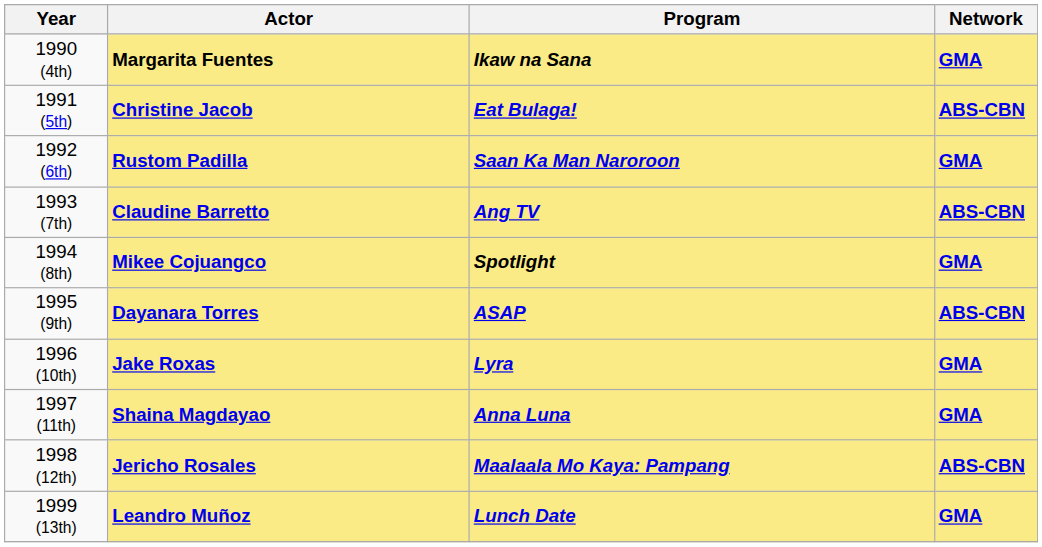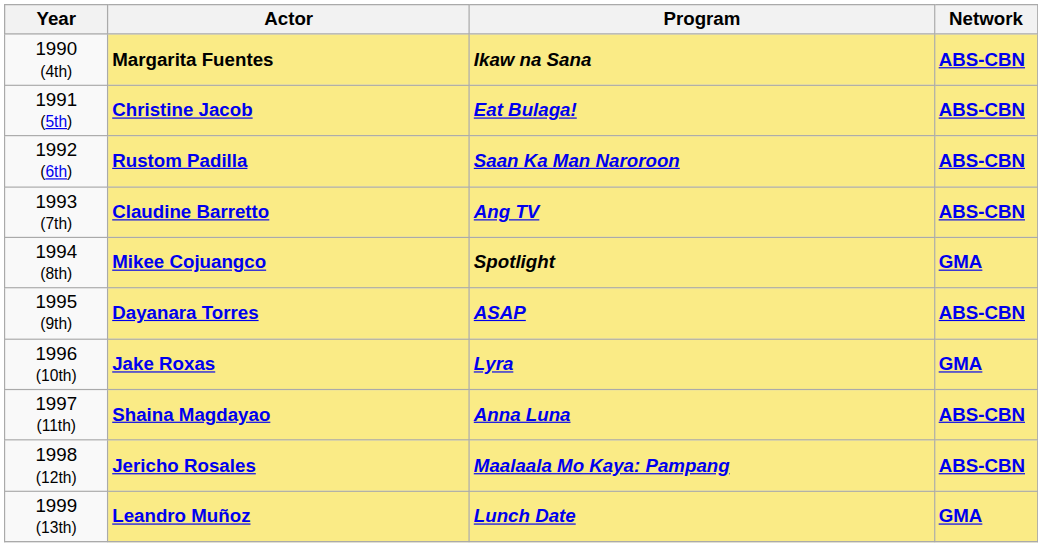(961, 59) GMA -> (982, 59) ABS-CBN
(961, 161) GMA -> (982, 161) ABS-CBN
(961, 414) GMA -> (982, 414) ABS-CBN
